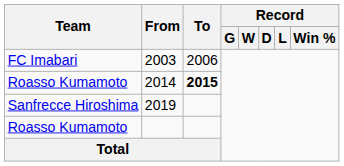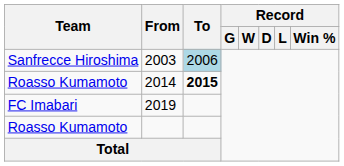(43, 60) FC Imabari -> (73, 60) Sanfrecce Hiroshima
(202, 60) no background -> (202, 60) lightblue background
(73, 104) Sanfrecce Hiroshima -> (43, 104) FC Imabari
